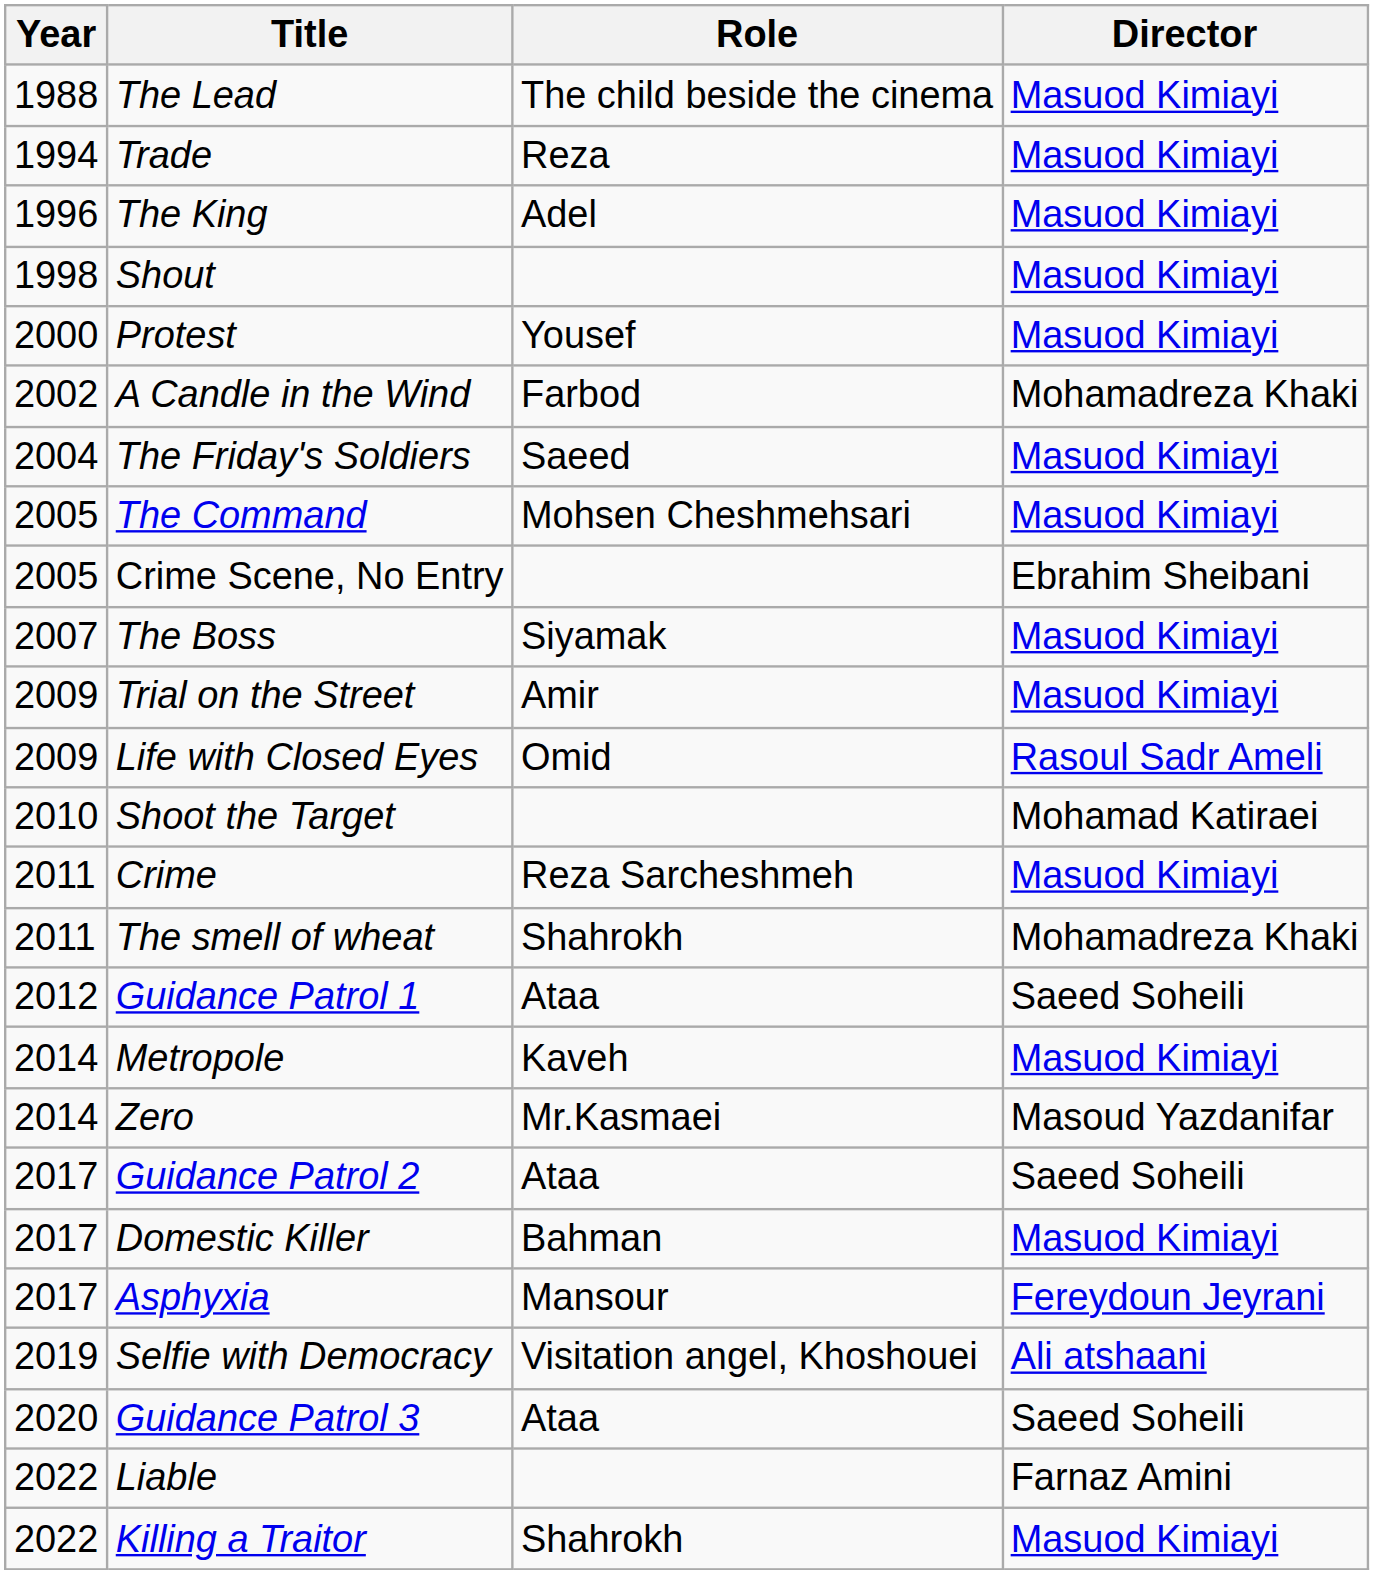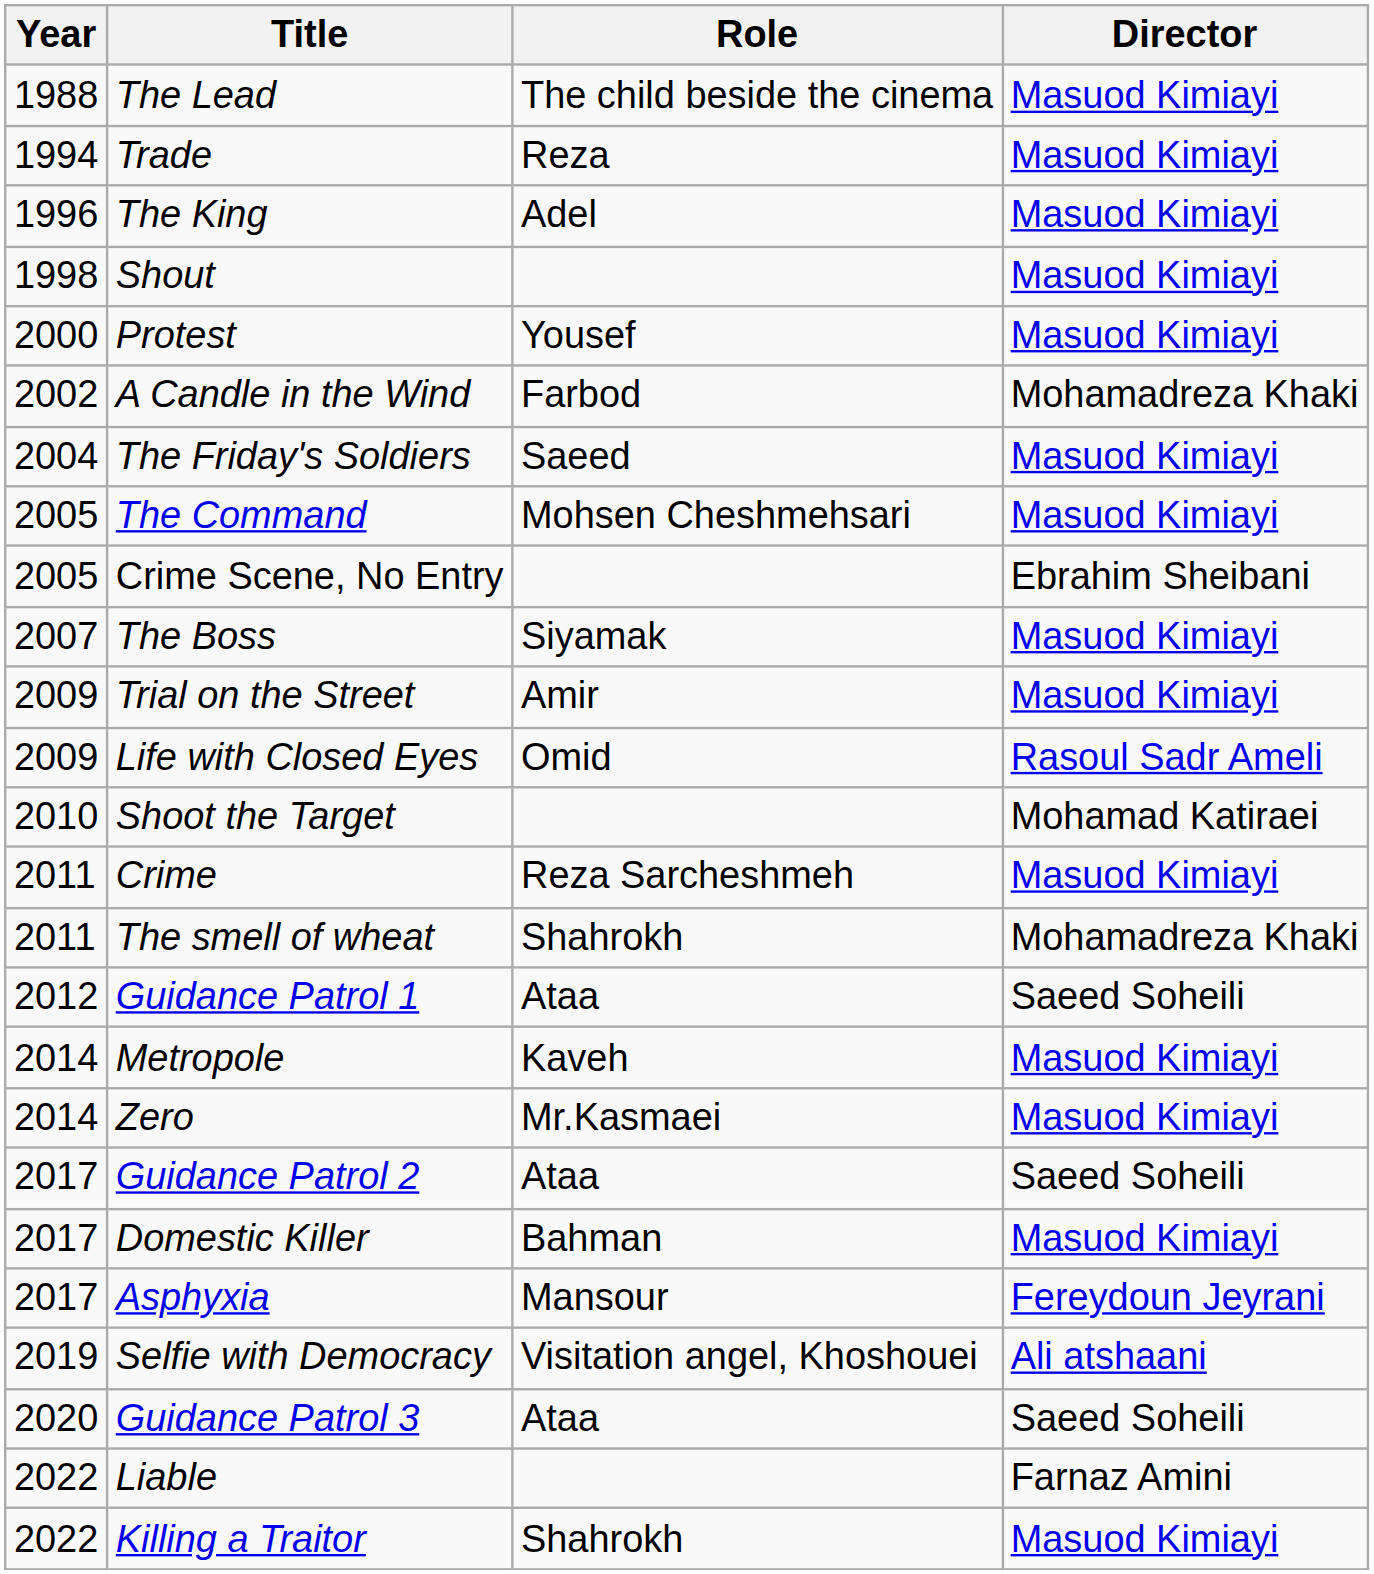(1172, 1117) Masoud Yazdanifar -> (1144, 1117) Masuod Kimiayi
